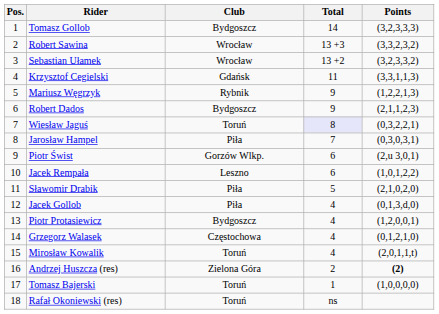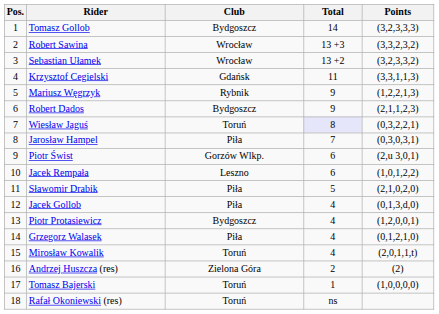(234, 236) Częstochowa -> (234, 236) Piła
(398, 269) bold -> (398, 269) normal
